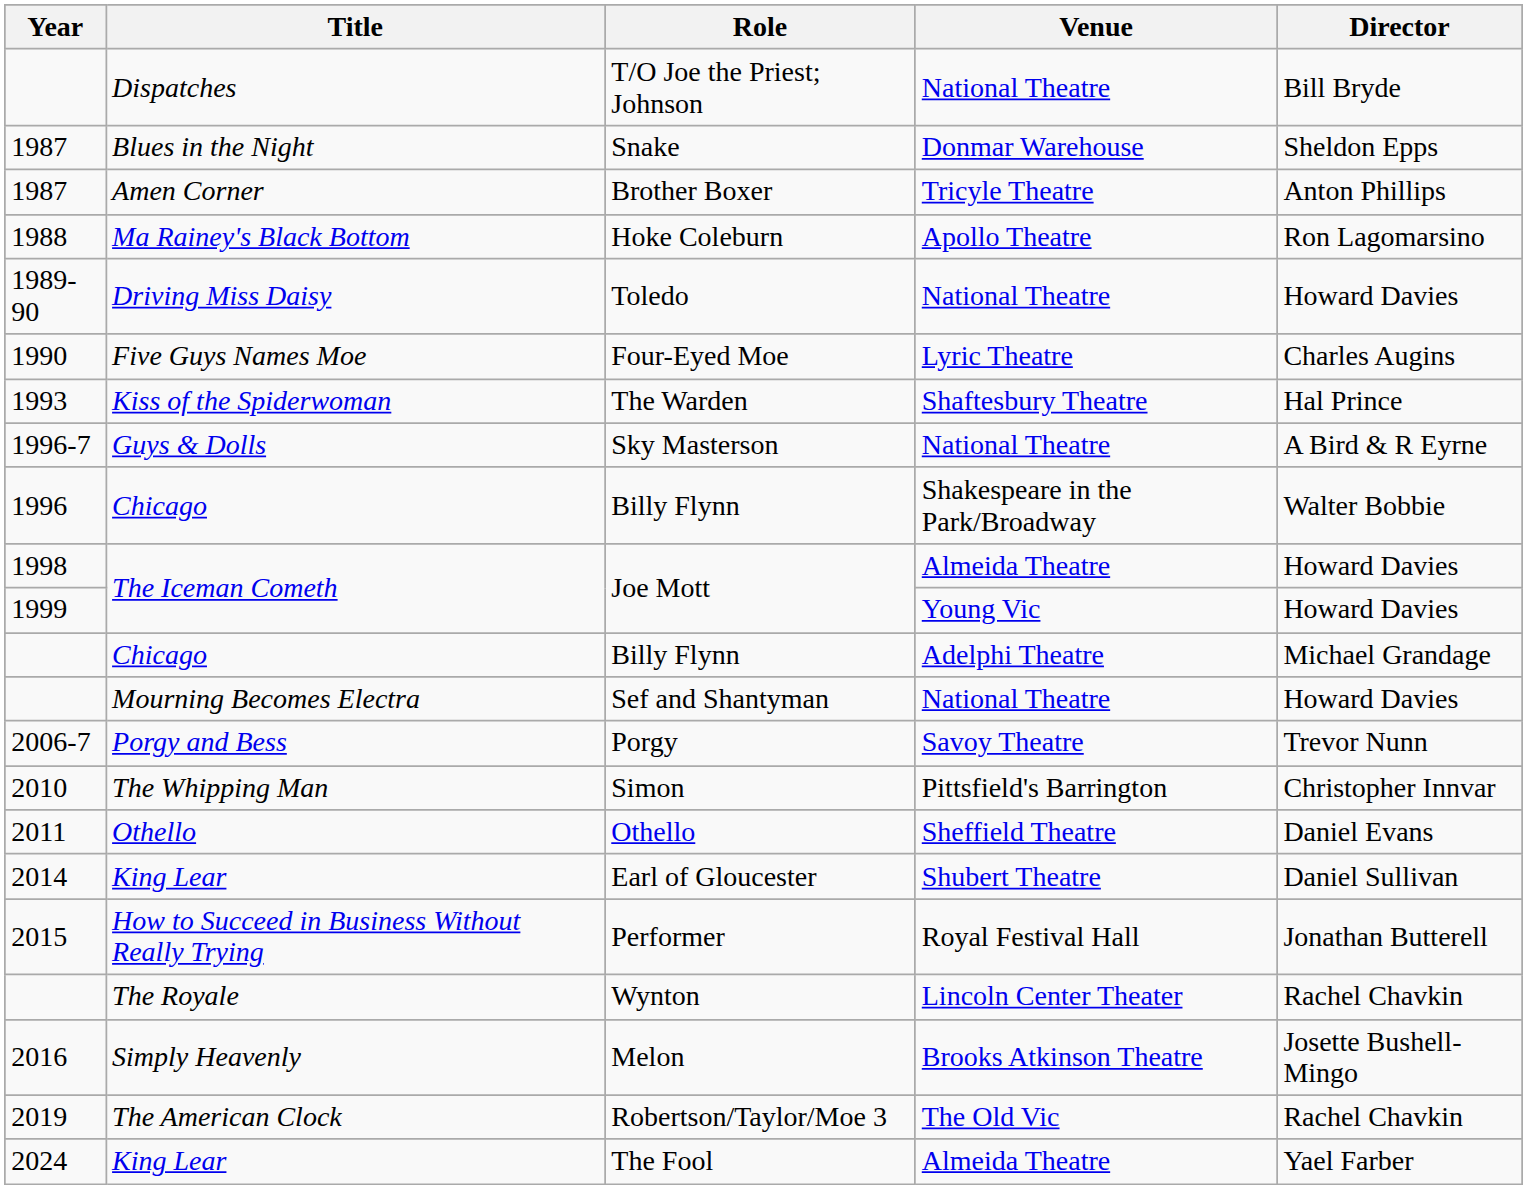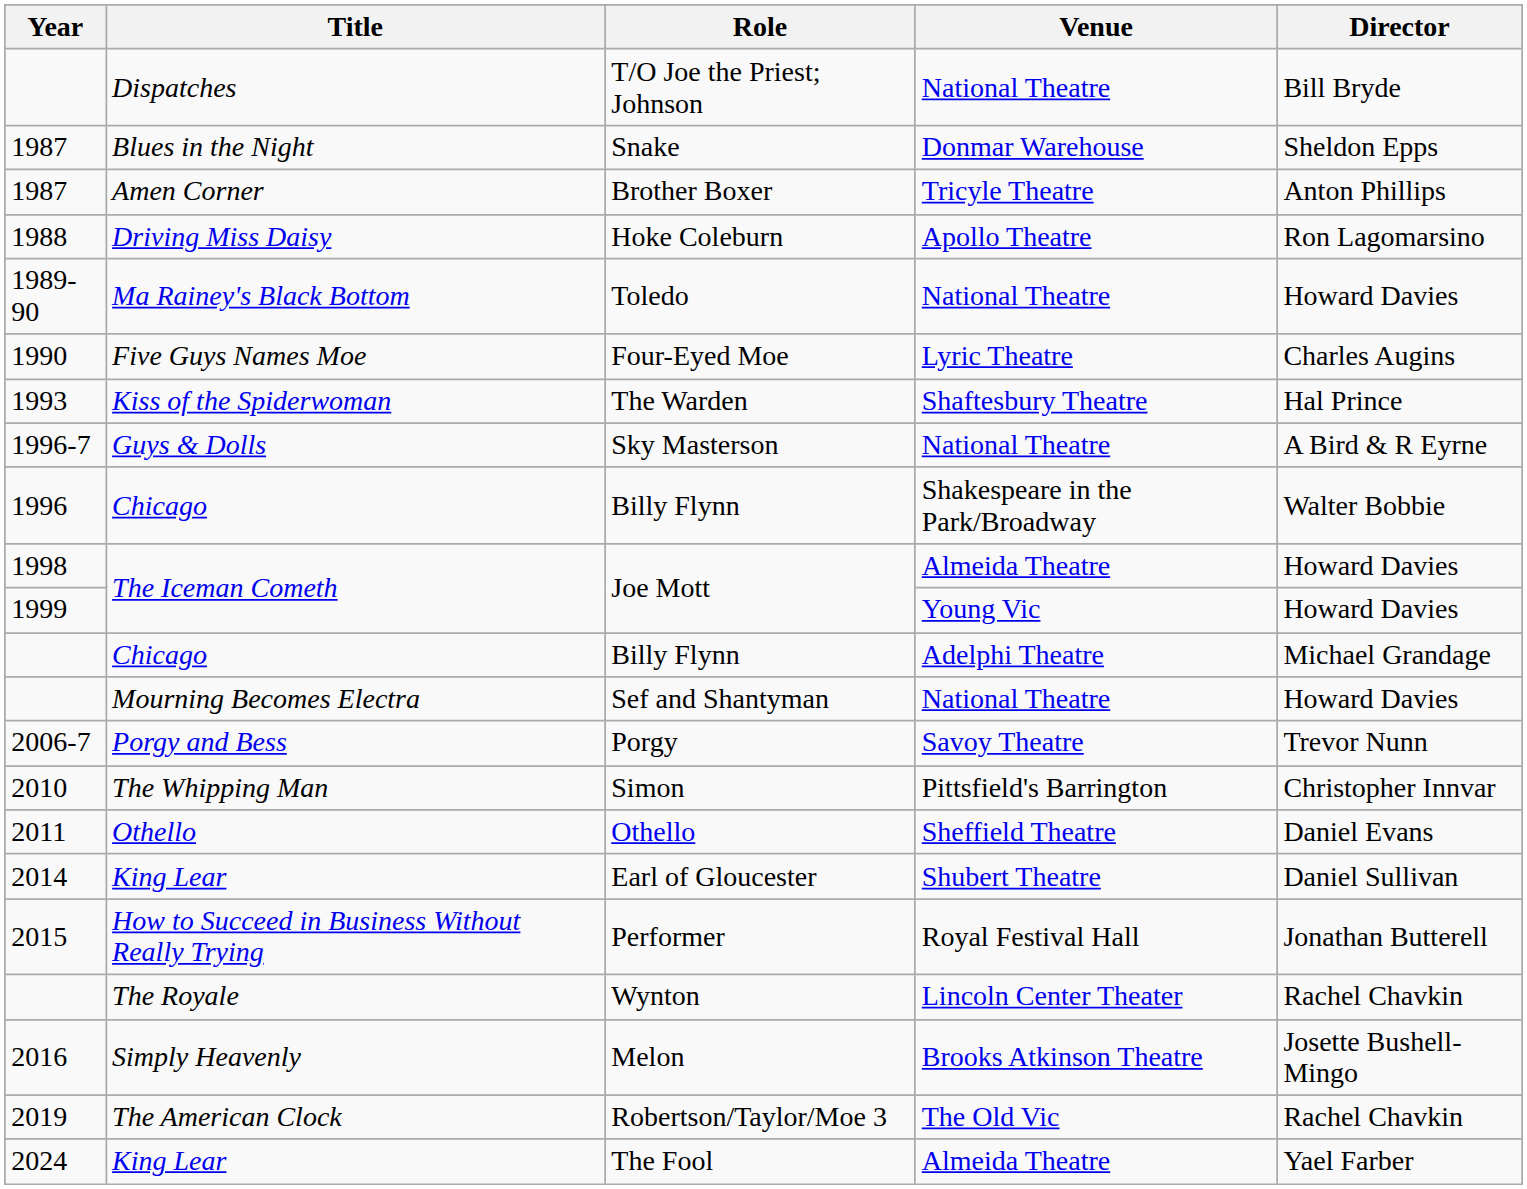(261, 235) Ma Rainey's Black Bottom -> (222, 235) Driving Miss Daisy
(222, 295) Driving Miss Daisy -> (261, 295) Ma Rainey's Black Bottom
